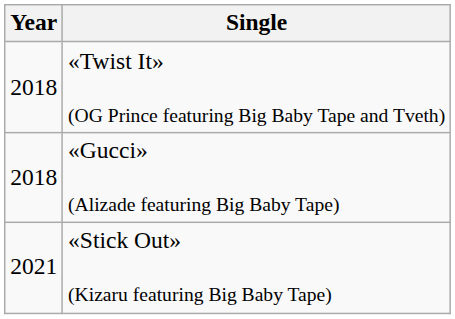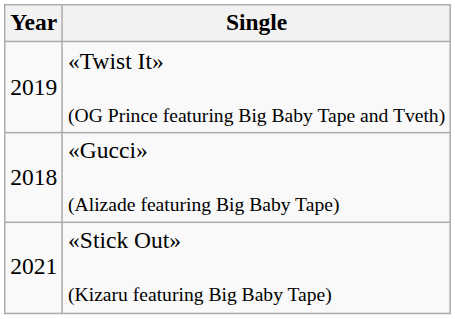(34, 86) 2018 -> (34, 86) 2019
